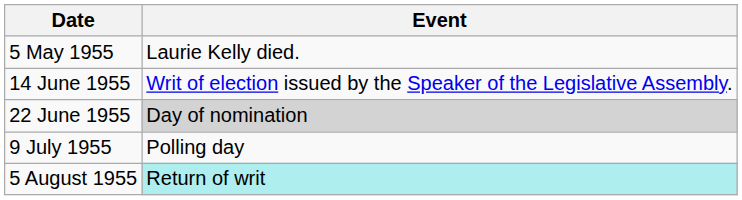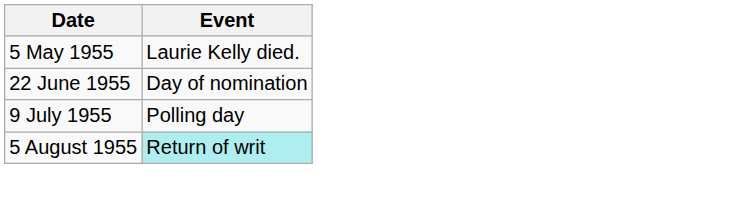- row: (70, 83)
(227, 115) lightgrey background -> (227, 83) no background
